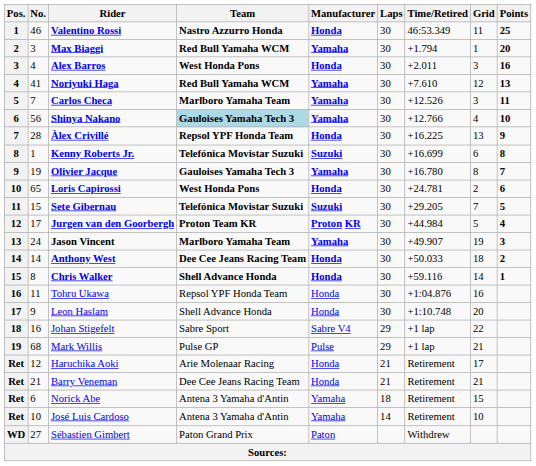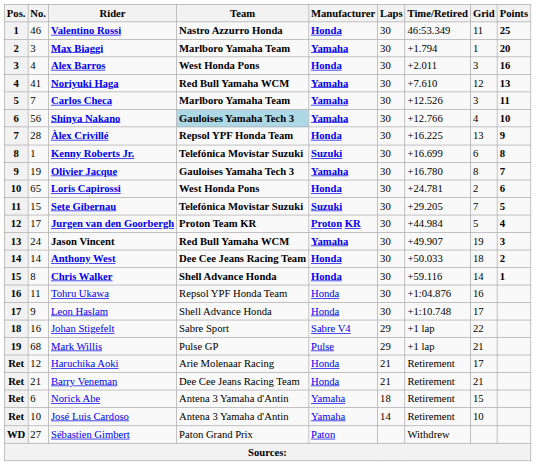(234, 48) Red Bull Yamaha WCM -> (235, 48) Marlboro Yamaha Team
(235, 241) Marlboro Yamaha Team -> (234, 241) Red Bull Yamaha WCM
(478, 311) 20 -> (478, 311) 17
